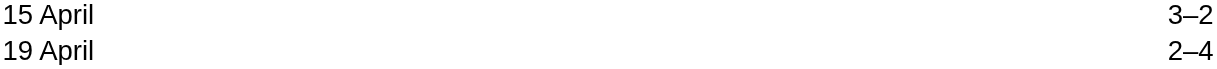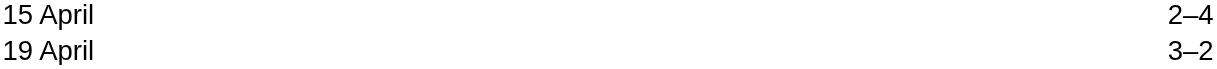(1191, 14) 3–2 -> (1191, 14) 2–4
(1191, 50) 2–4 -> (1191, 50) 3–2
